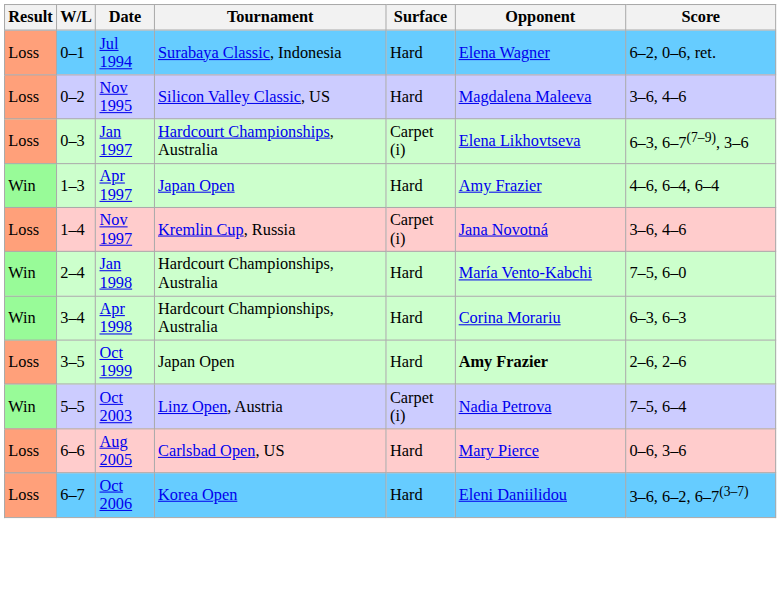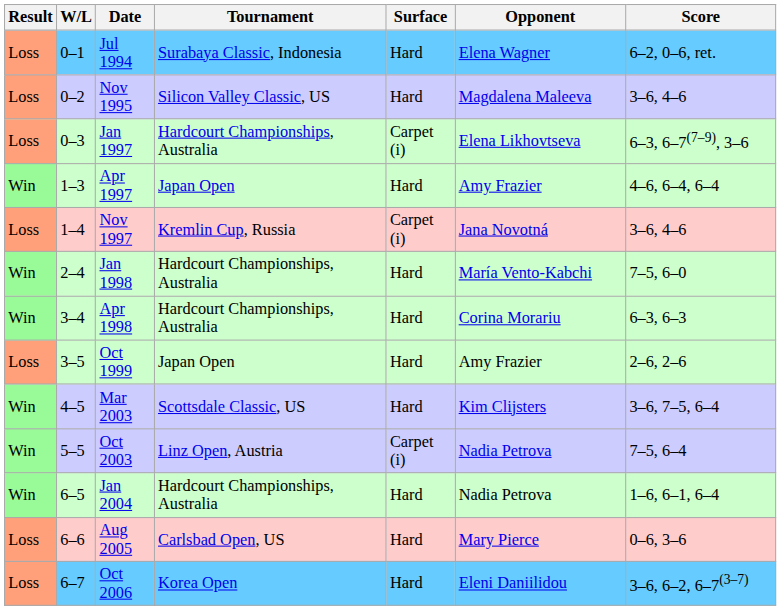(503, 362) bold -> (500, 362) normal
+ row: (116, 406)
+ row: (116, 494)
